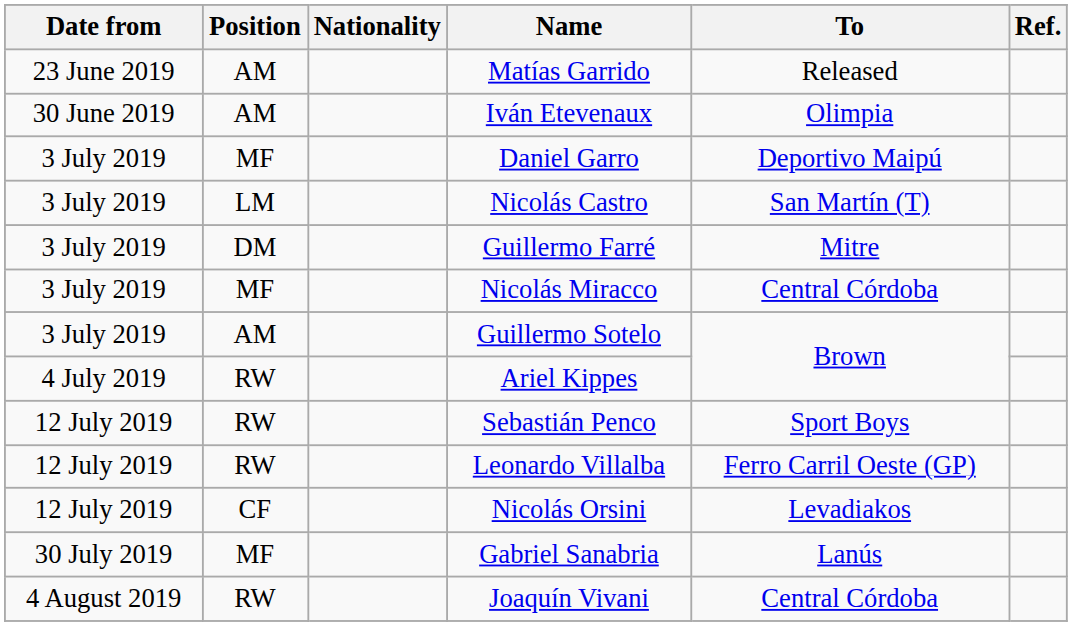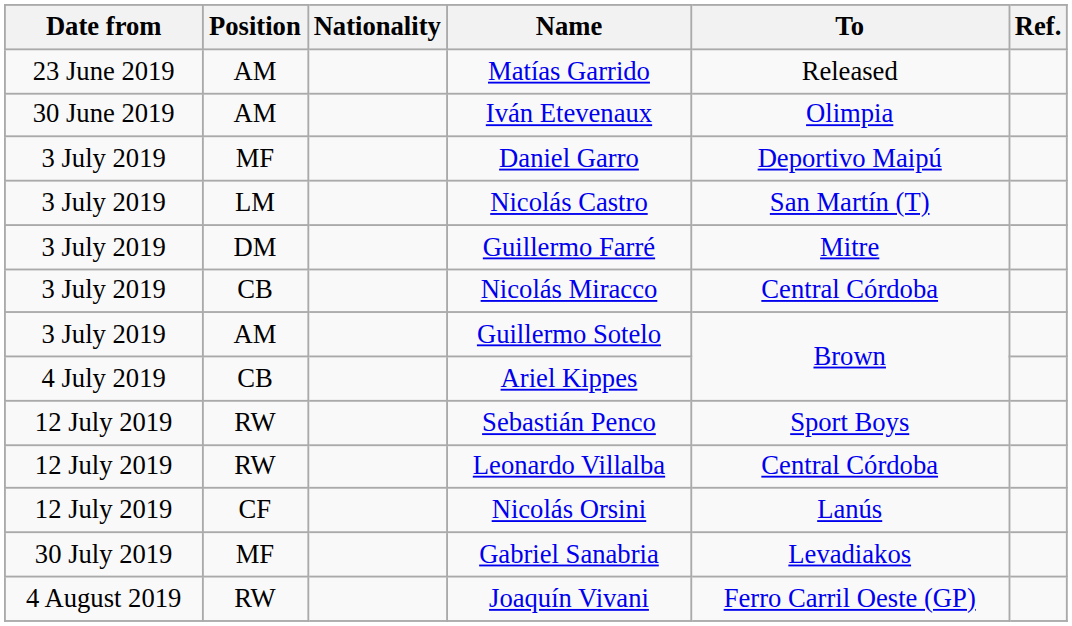(255, 290) MF -> (255, 290) CB
(255, 378) RW -> (255, 378) CB
(850, 466) Ferro Carril Oeste (GP) -> (850, 466) Central Córdoba
(850, 510) Levadiakos -> (850, 510) Lanús
(850, 554) Lanús -> (850, 554) Levadiakos
(850, 598) Central Córdoba -> (850, 598) Ferro Carril Oeste (GP)
